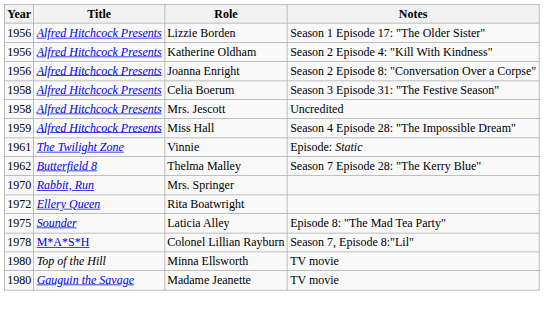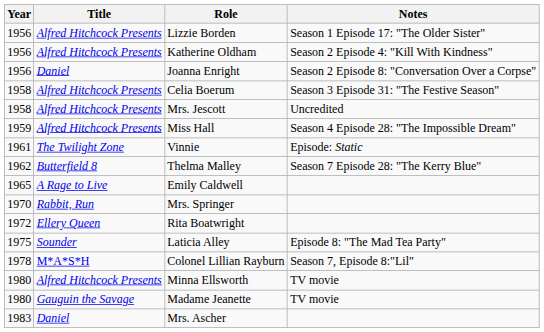(99, 71) Alfred Hitchcock Presents -> (53, 71) Daniel
+ row: (205, 185)
(71, 261) Top of the Hill -> (99, 280) Alfred Hitchcock Presents
+ row: (197, 318)
